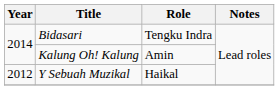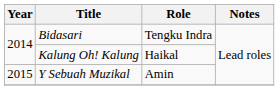(159, 54) Amin -> (162, 54) Haikal
(20, 74) 2012 -> (20, 74) 2015
(162, 74) Haikal -> (159, 74) Amin
